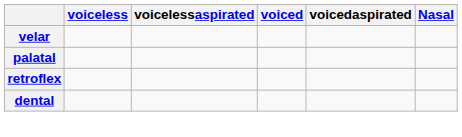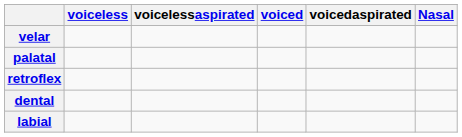+ row: (34, 121)
